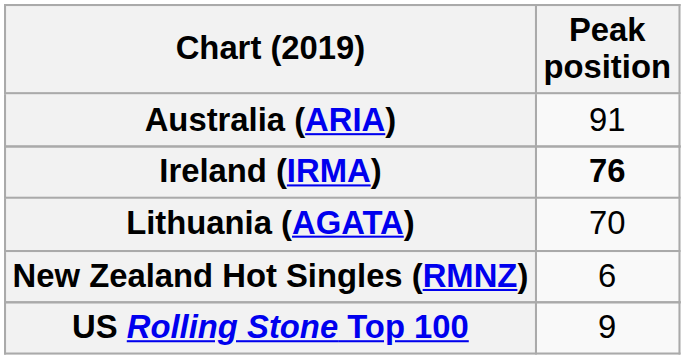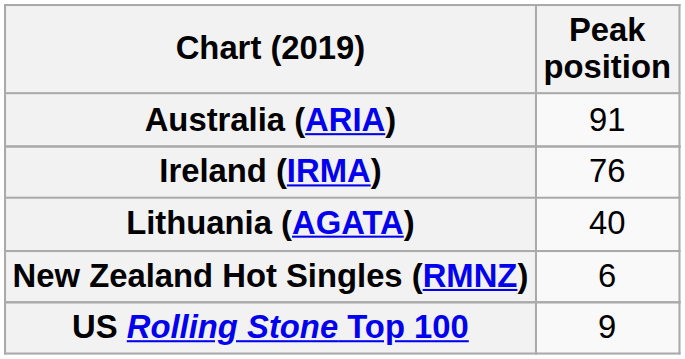(607, 171) bold -> (607, 171) normal
(607, 223) 70 -> (607, 223) 40
